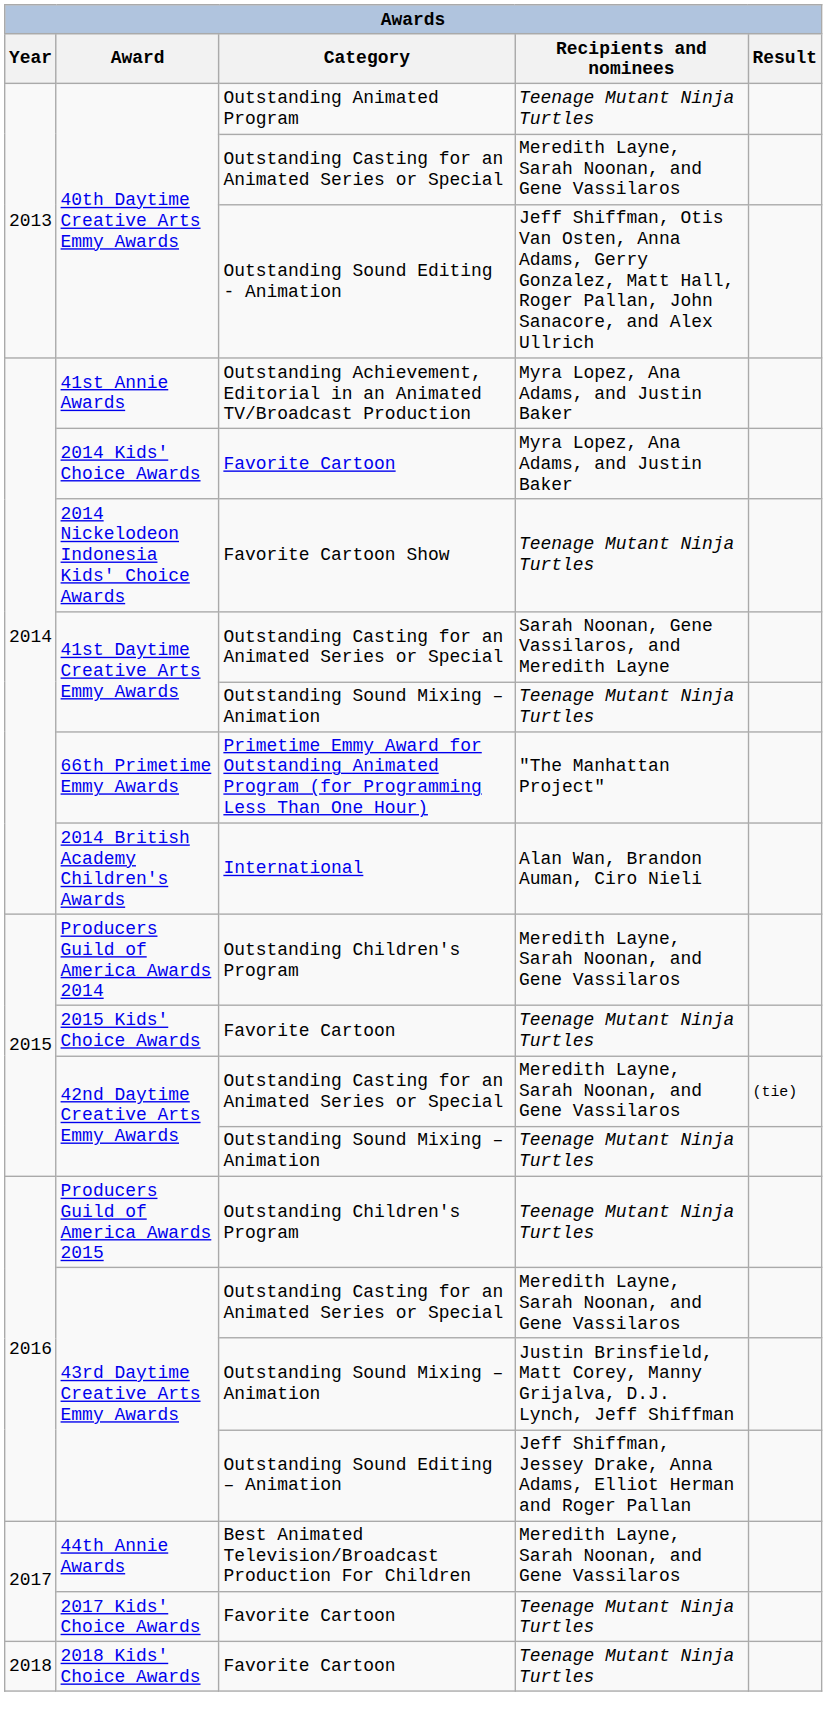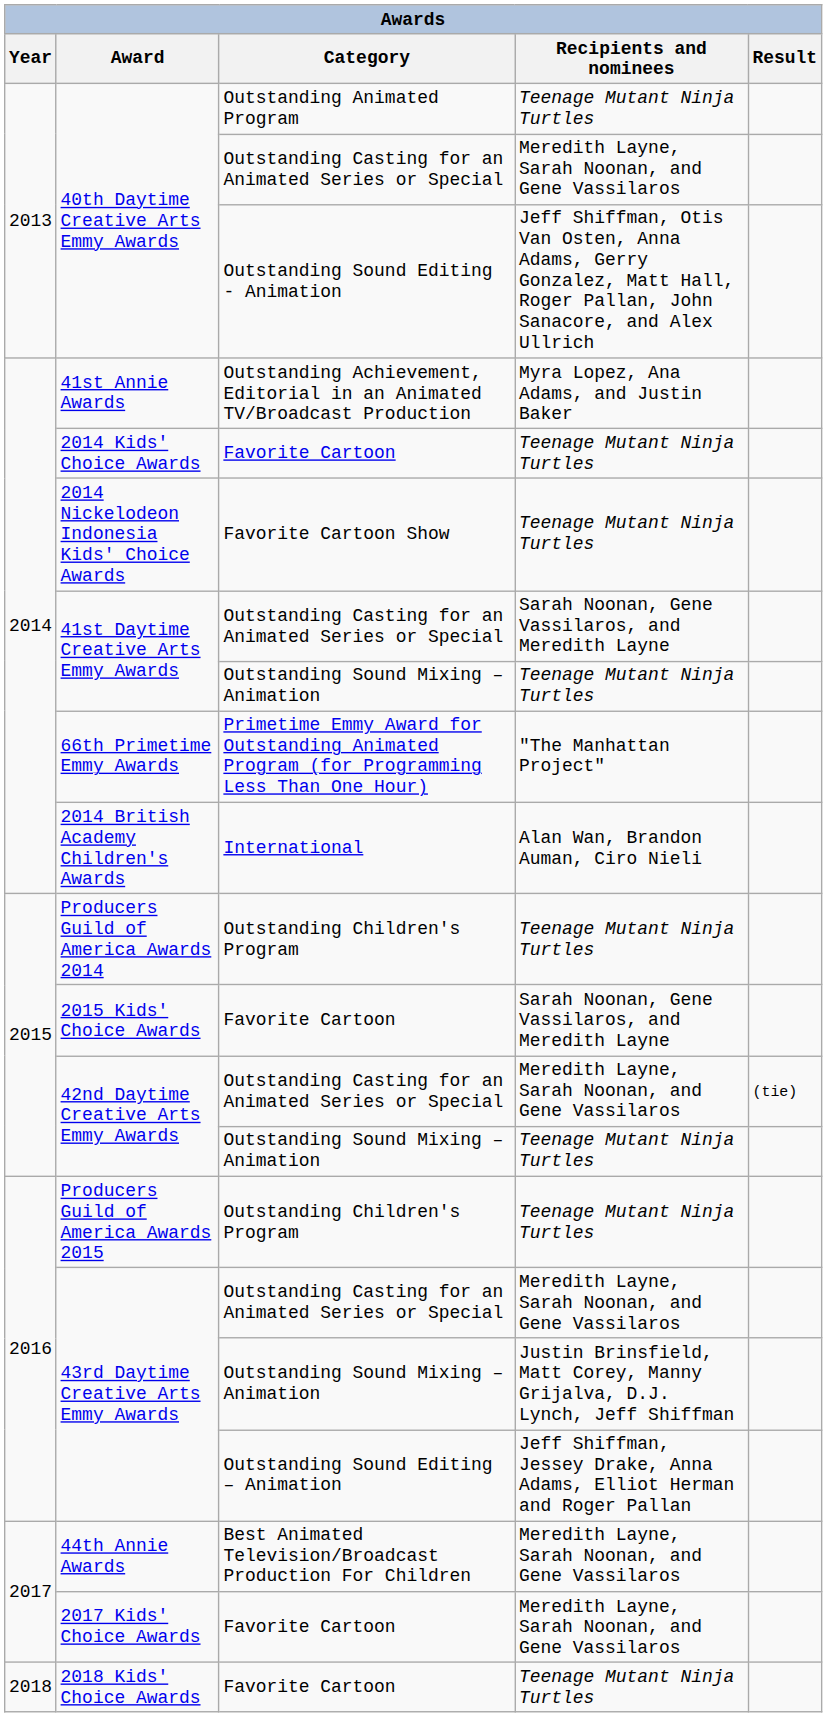(610, 464) Myra Lopez, Ana Adams, and Justin Baker -> (627, 453) Teenage Mutant Ninja Turtles
(610, 960) Meredith Layne, Sarah Noonan, and Gene Vassilaros -> (627, 939) Teenage Mutant Ninja Turtles
(627, 1031) Teenage Mutant Ninja Turtles -> (616, 1020) Sarah Noonan, Gene Vassilaros, and Meredith Layne
(627, 1617) Teenage Mutant Ninja Turtles -> (610, 1627) Meredith Layne, Sarah Noonan, and Gene Vassilaros
